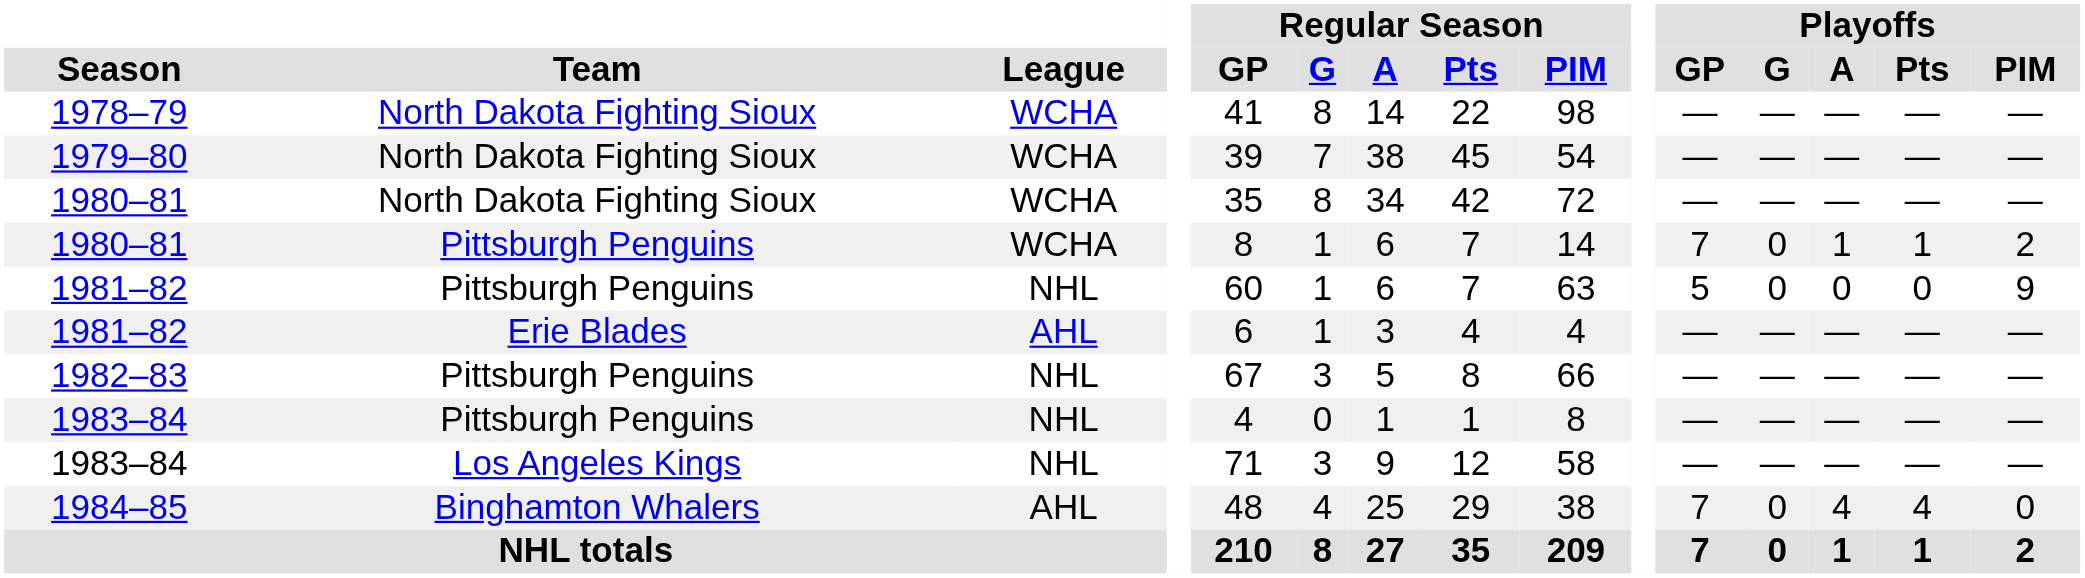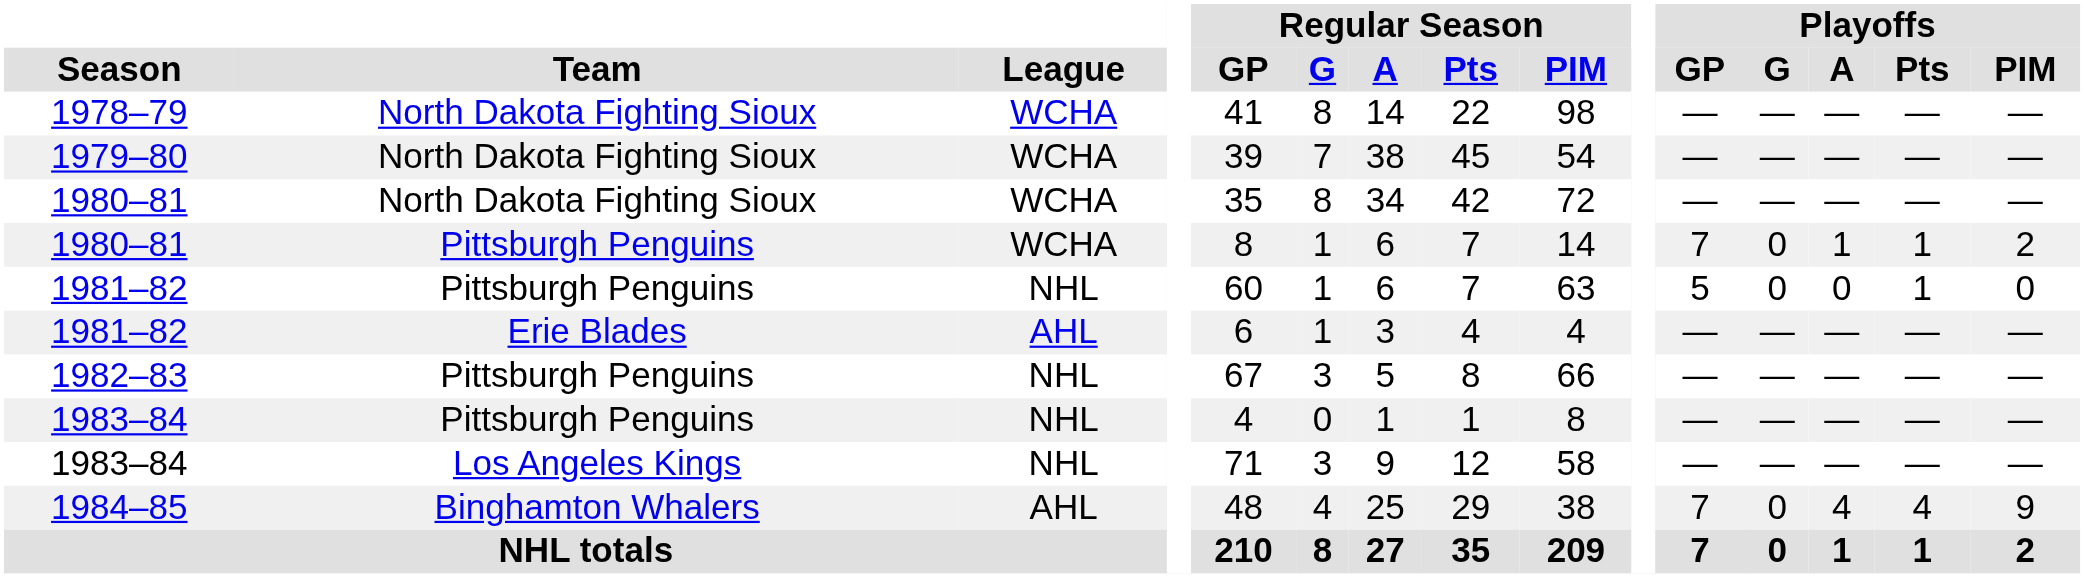(1922, 288) 0 -> (1922, 288) 1
(2025, 288) 9 -> (2025, 288) 0
(2025, 507) 0 -> (2025, 507) 9
